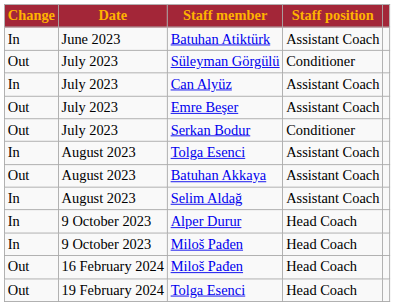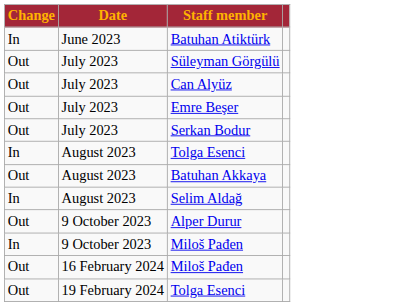- column: (333, 15)
(14, 84) In -> (19, 84) Out
(14, 221) In -> (19, 221) Out
